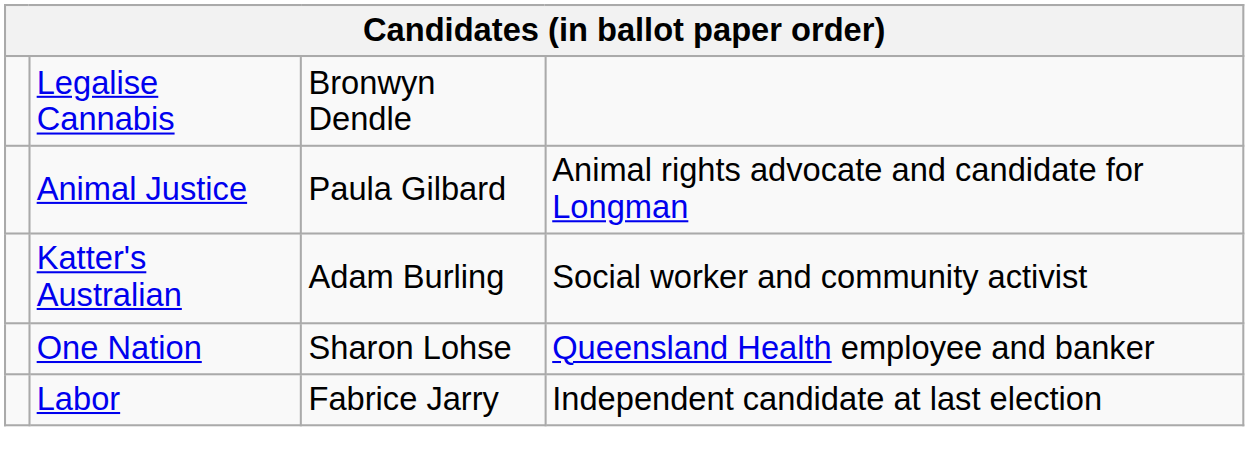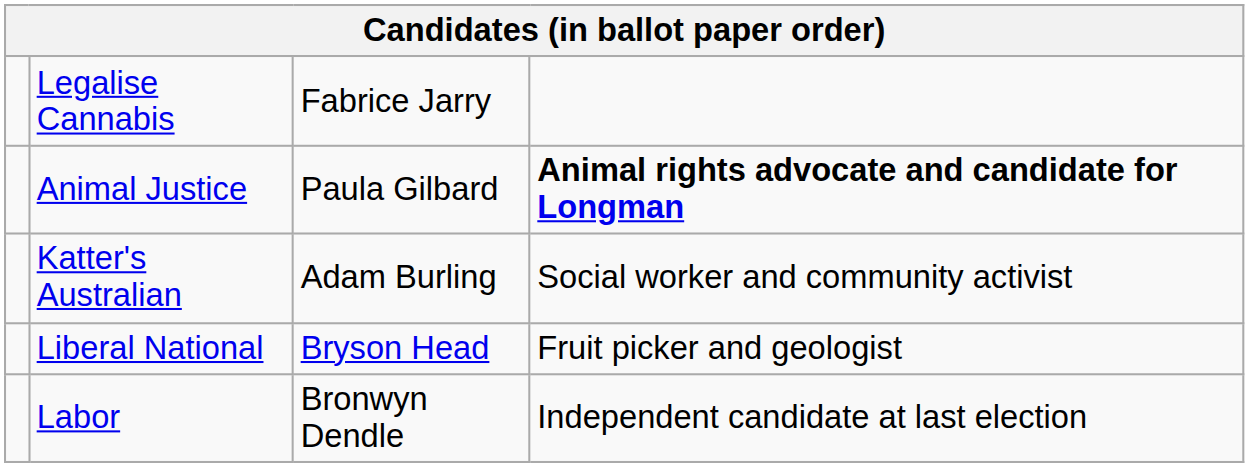(372, 100) Bronwyn Dendle -> (396, 100) Fabrice Jarry
(848, 188) normal -> (857, 188) bold
- row: (119, 347)
+ row: (150, 347)
(404, 399) Fabrice Jarry -> (364, 417) Bronwyn Dendle
